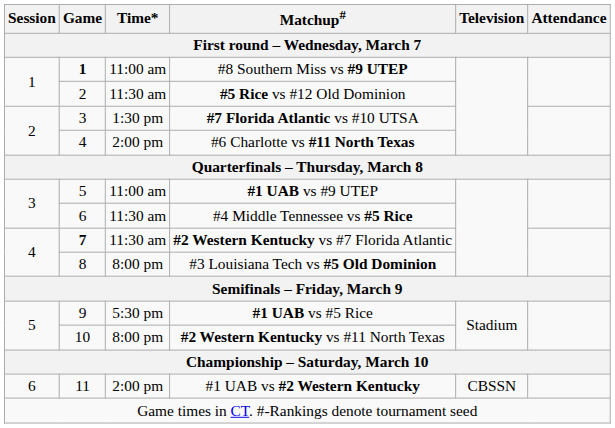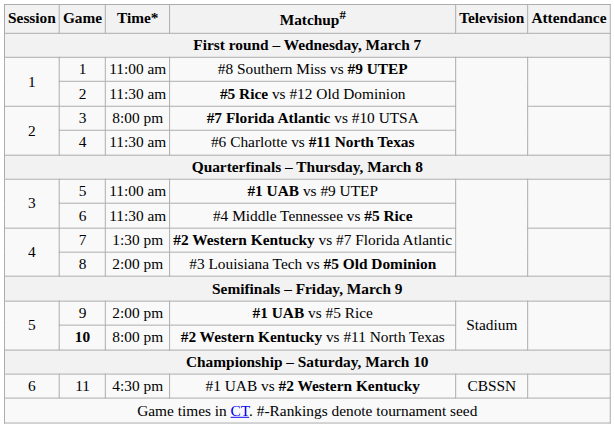(83, 69) bold -> (83, 69) normal
(138, 118) 1:30 pm -> (138, 118) 8:00 pm
(138, 142) 2:00 pm -> (138, 142) 11:30 am
(83, 240) bold -> (83, 240) normal
(138, 240) 11:30 am -> (138, 240) 1:30 pm
(138, 264) 8:00 pm -> (138, 264) 2:00 pm
(138, 313) 5:30 pm -> (138, 313) 2:00 pm
(83, 337) normal -> (83, 337) bold
(138, 386) 2:00 pm -> (138, 386) 4:30 pm
